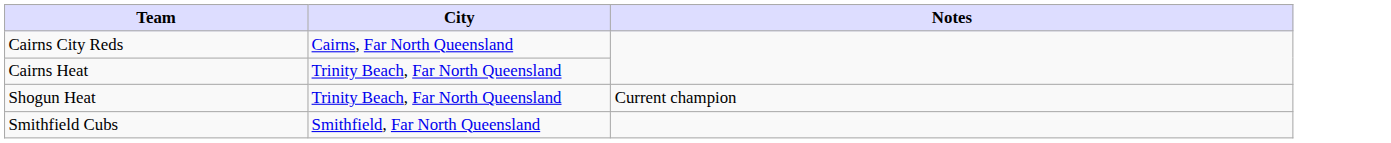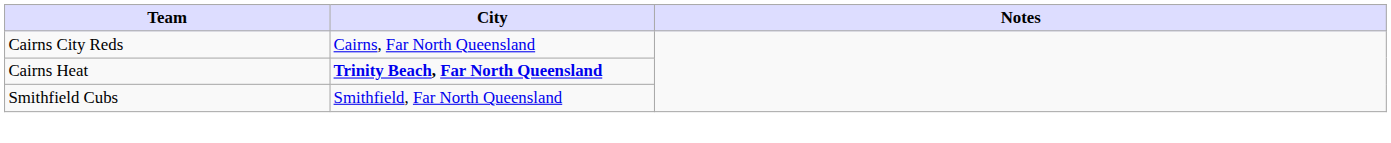(437, 71) normal -> (468, 71) bold
- row: (52, 97)
